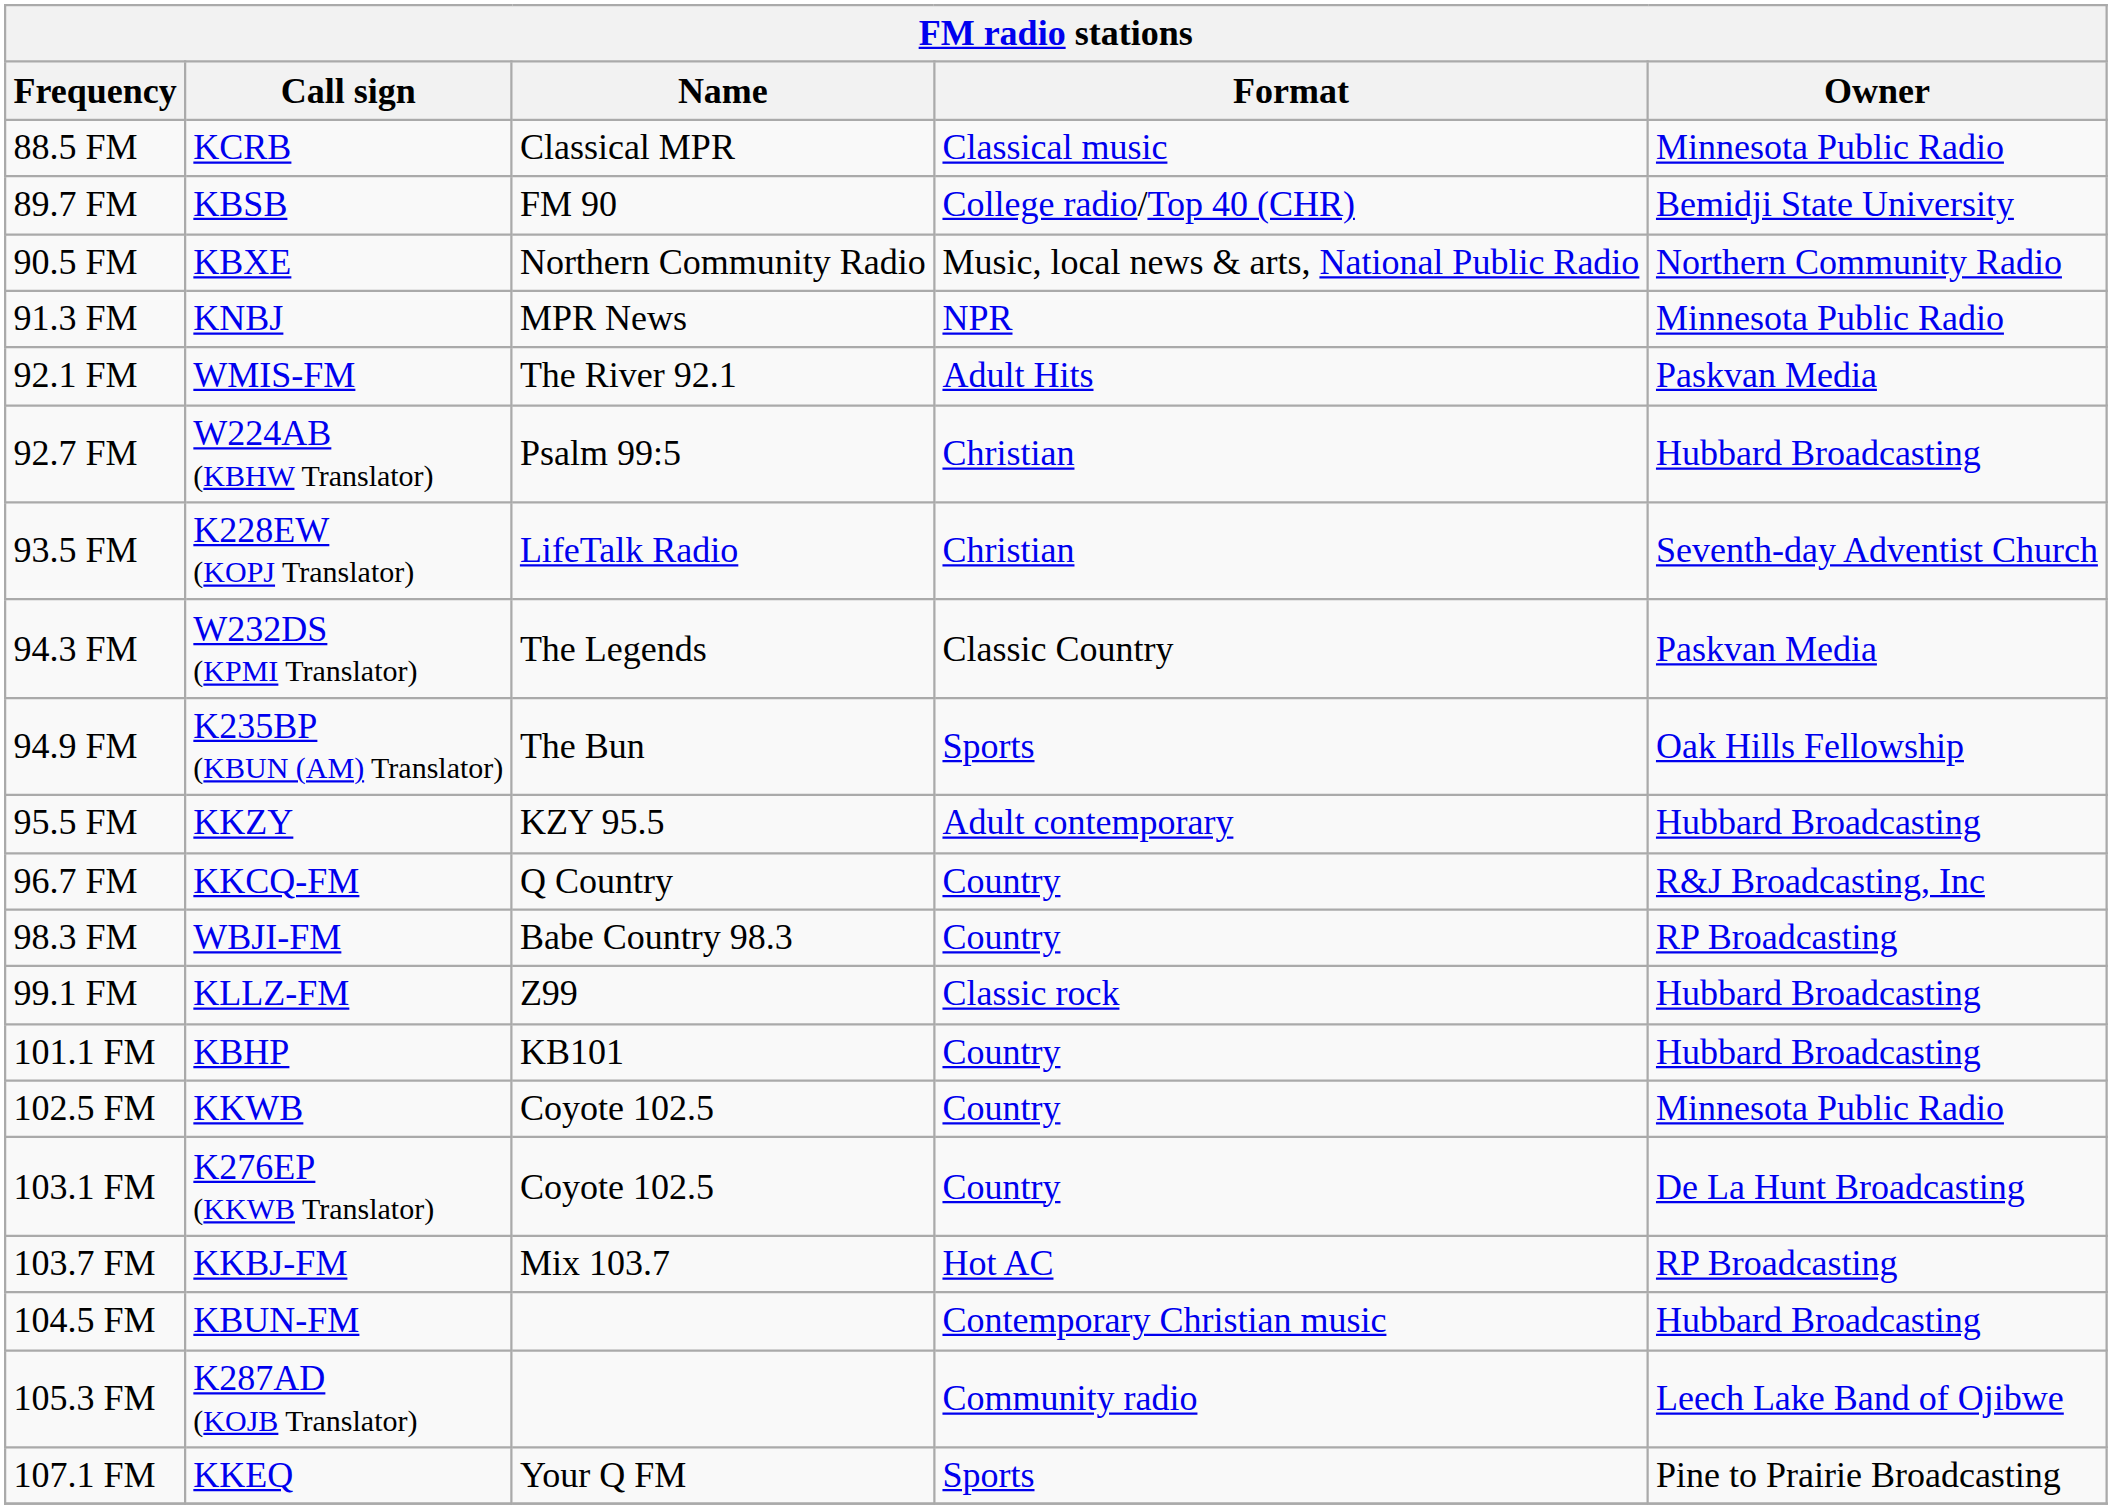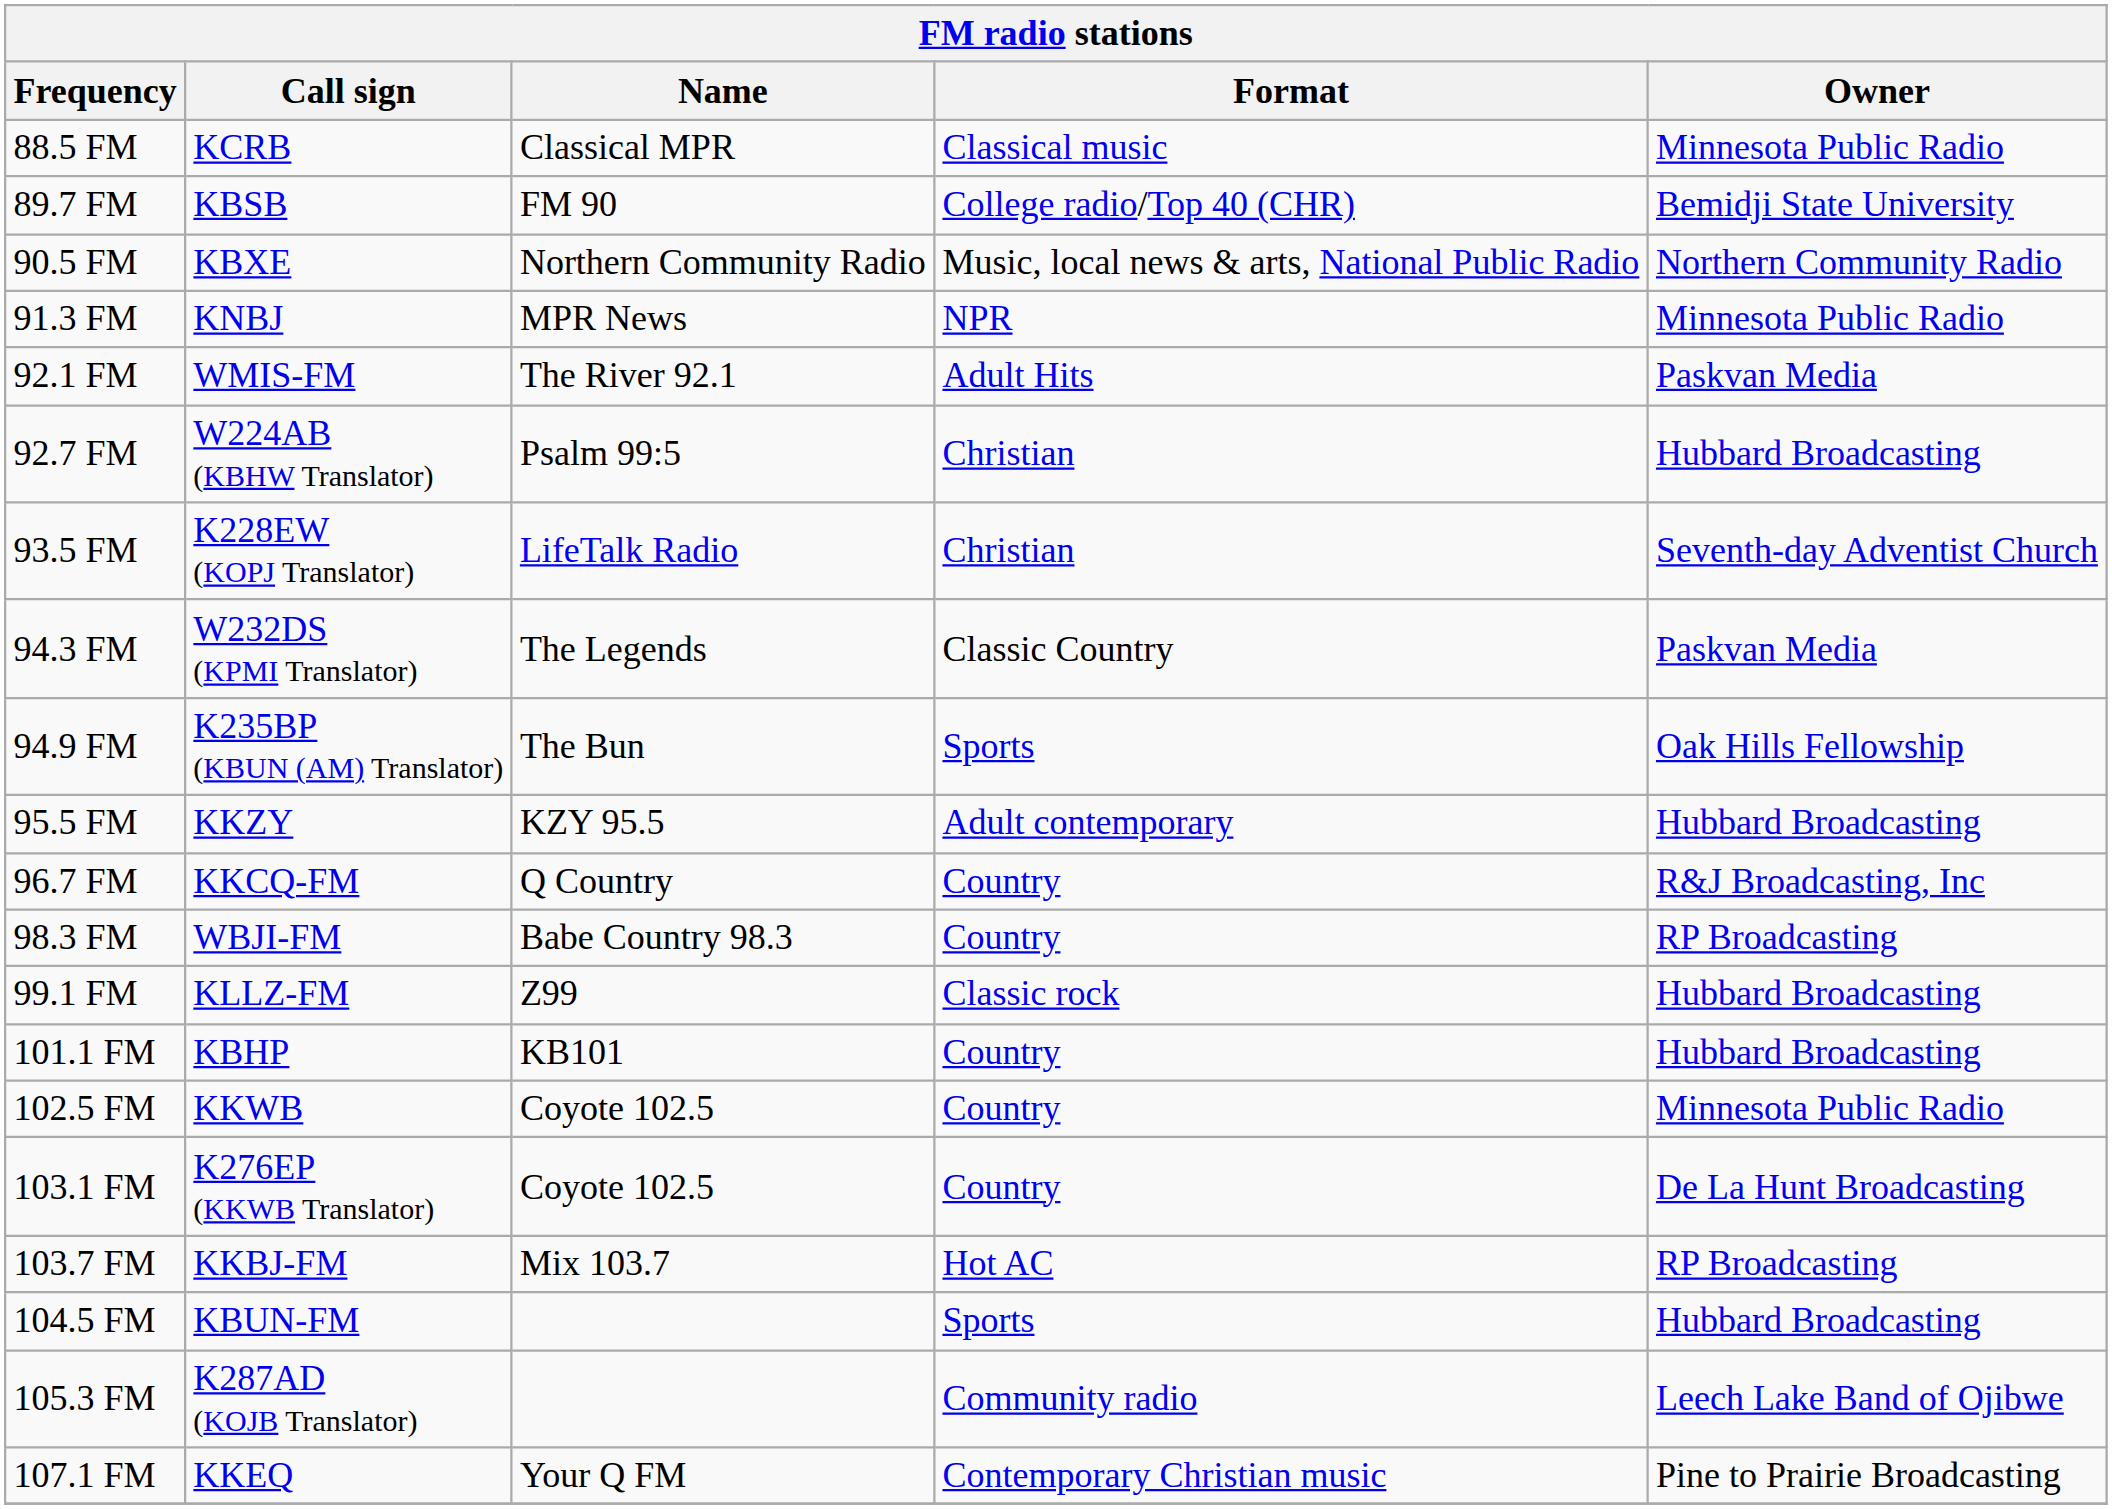(1164, 1320) Contemporary Christian music -> (988, 1320) Sports
(988, 1475) Sports -> (1164, 1475) Contemporary Christian music
